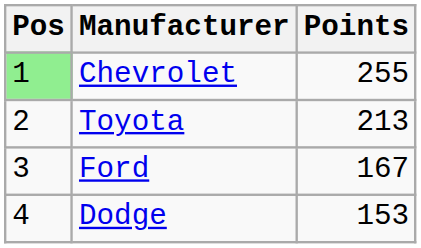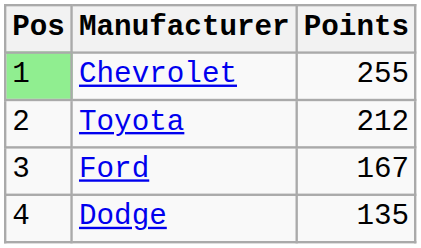(383, 124) 213 -> (383, 124) 212
(383, 218) 153 -> (383, 218) 135
